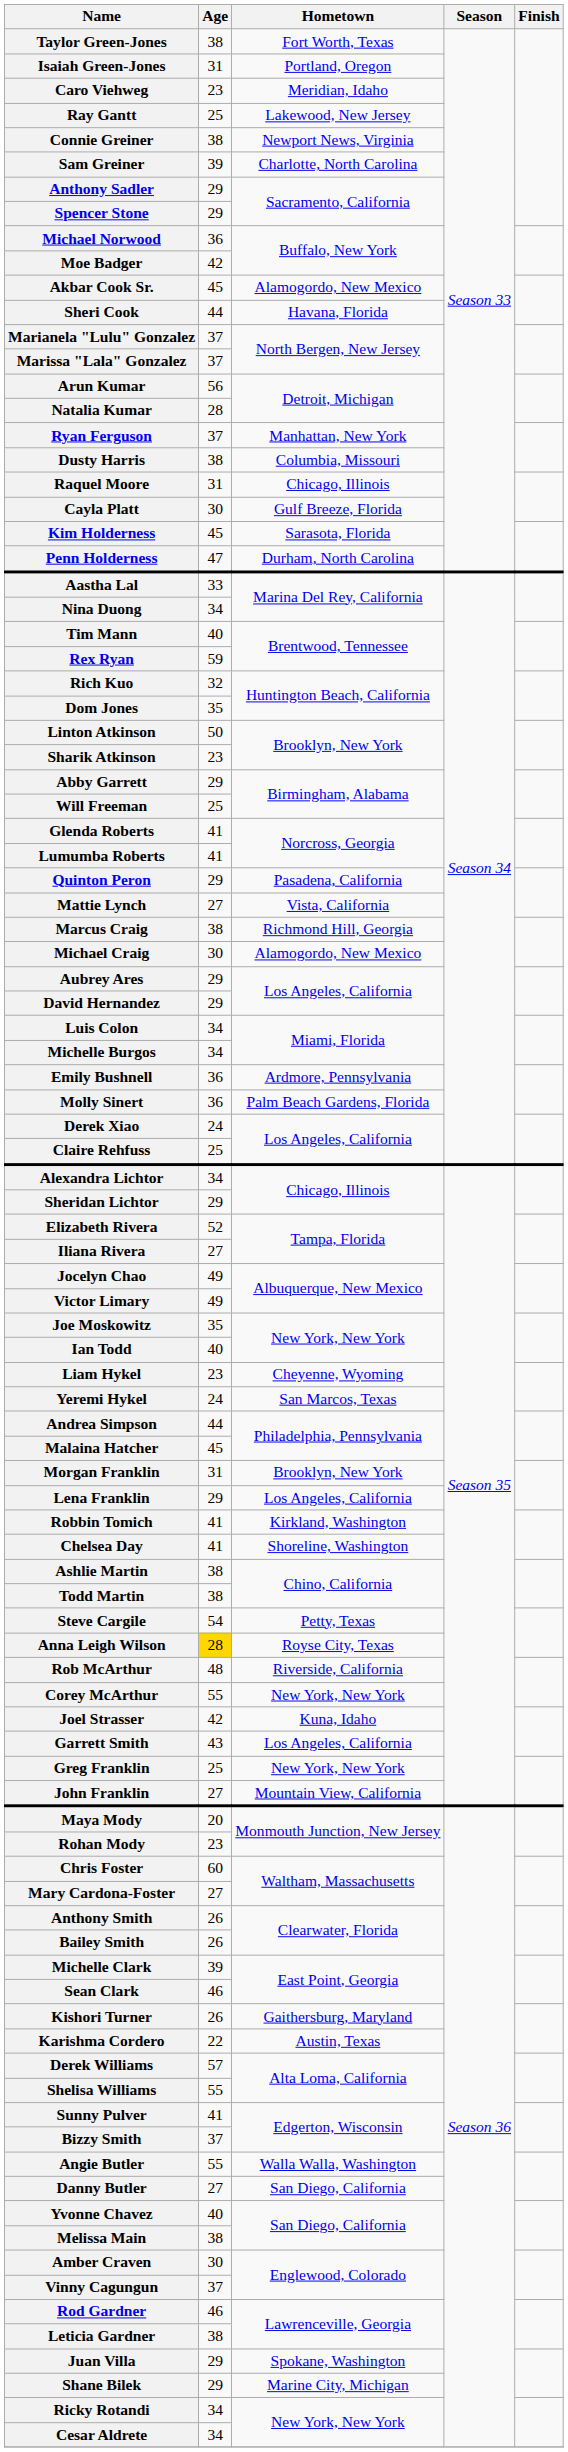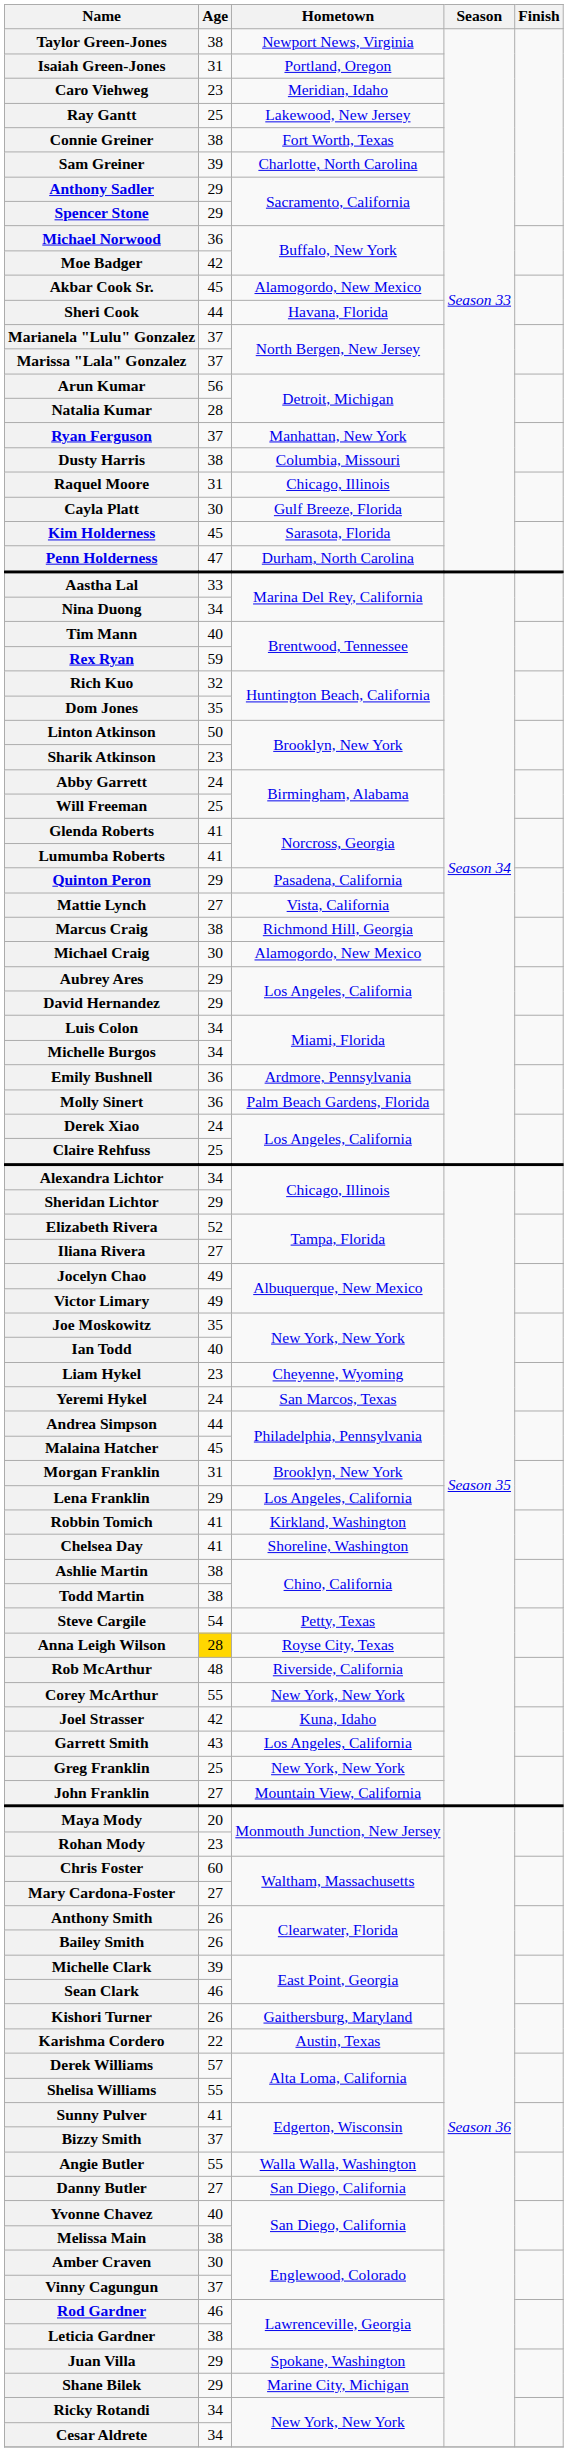(338, 41) Fort Worth, Texas -> (338, 41) Newport News, Virginia
(338, 139) Newport News, Virginia -> (338, 139) Fort Worth, Texas
(215, 781) 29 -> (215, 781) 24
